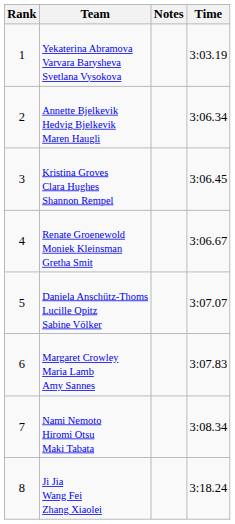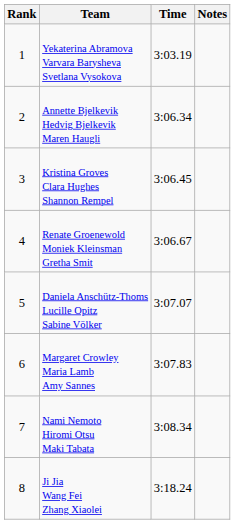columns swapped: (208, 14) <-> (169, 14)
